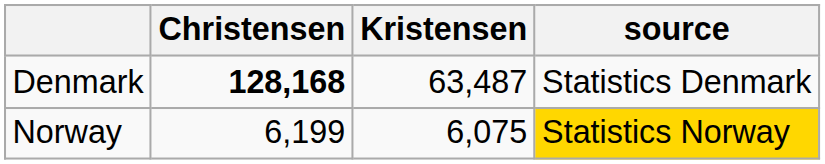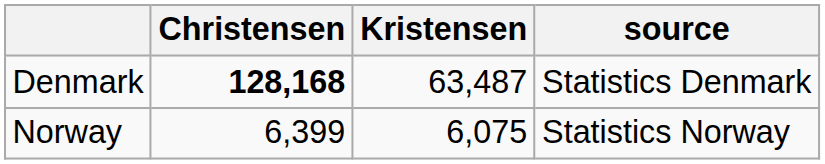(305, 132) 6,199 -> (305, 132) 6,399
(666, 132) gold background -> (666, 132) no background
